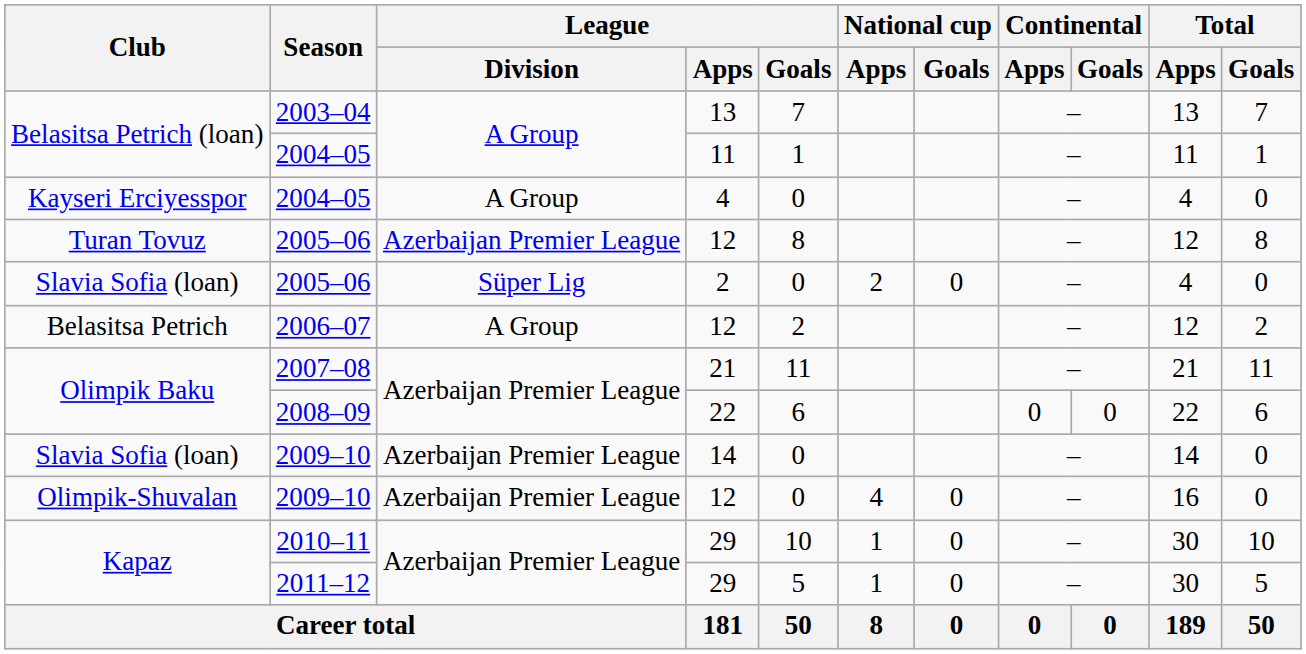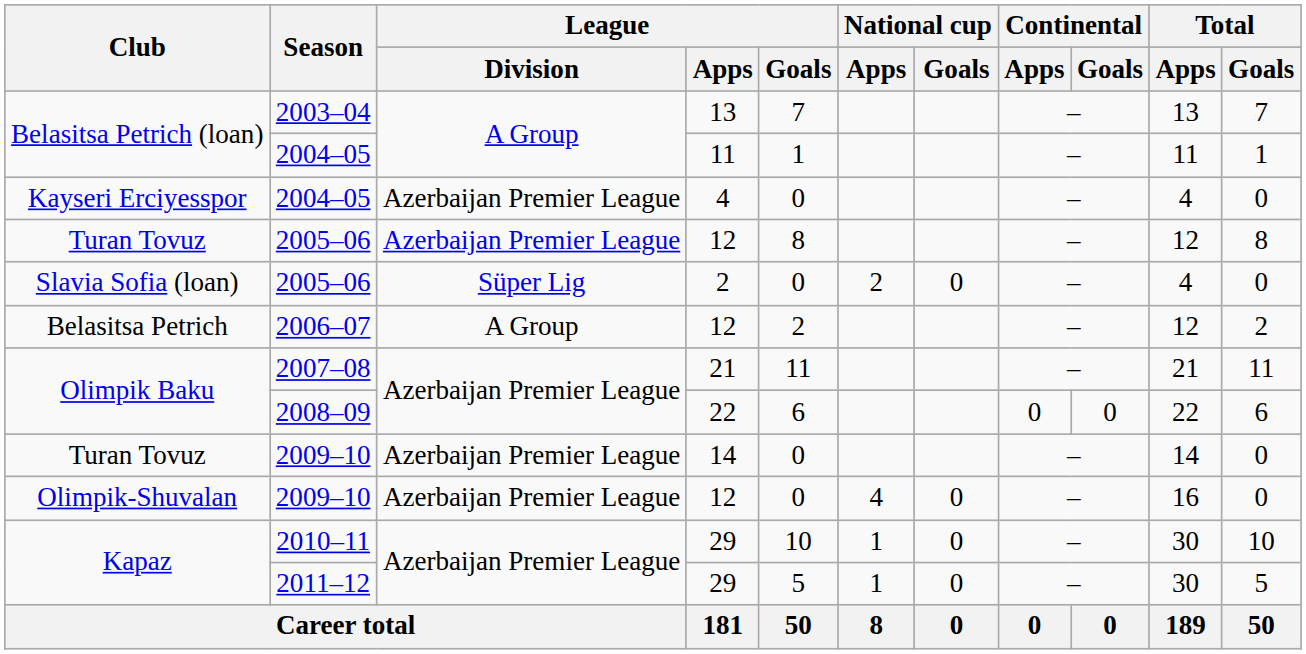(532, 197) A Group -> (532, 197) Azerbaijan Premier League
(137, 454) Slavia Sofia (loan) -> (137, 454) Turan Tovuz
